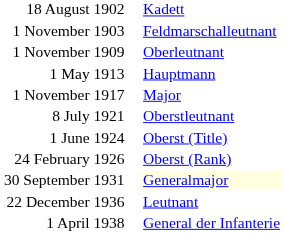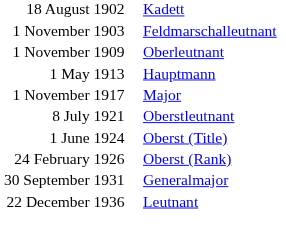(186, 180) lightyellow background -> (186, 180) no background
- row: (85, 223)
